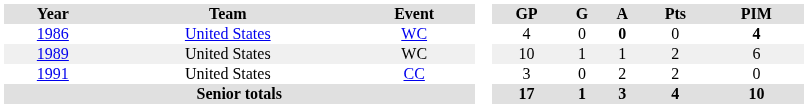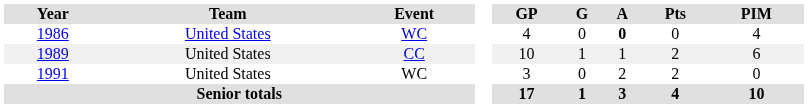(756, 34) bold -> (756, 34) normal
(414, 54) WC -> (414, 54) CC
(414, 74) CC -> (414, 74) WC
